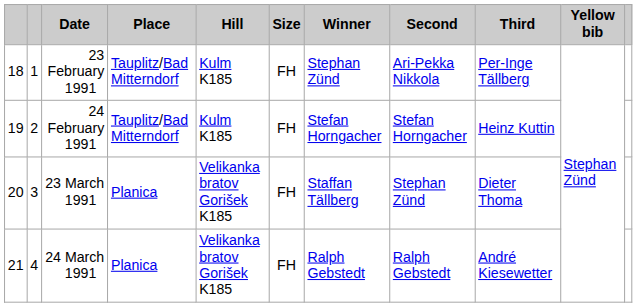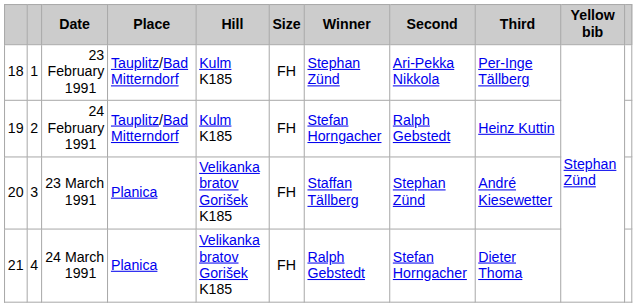(430, 128) Stefan Horngacher -> (422, 128) Ralph Gebstedt
(500, 192) Dieter Thoma -> (515, 192) André Kiesewetter
(422, 265) Ralph Gebstedt -> (430, 265) Stefan Horngacher
(515, 265) André Kiesewetter -> (500, 265) Dieter Thoma
